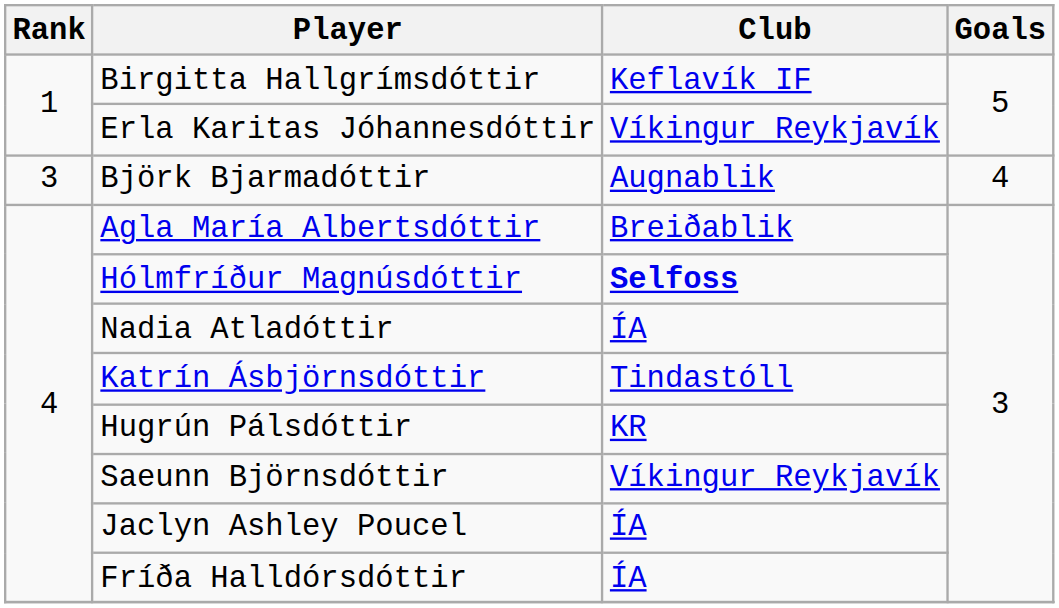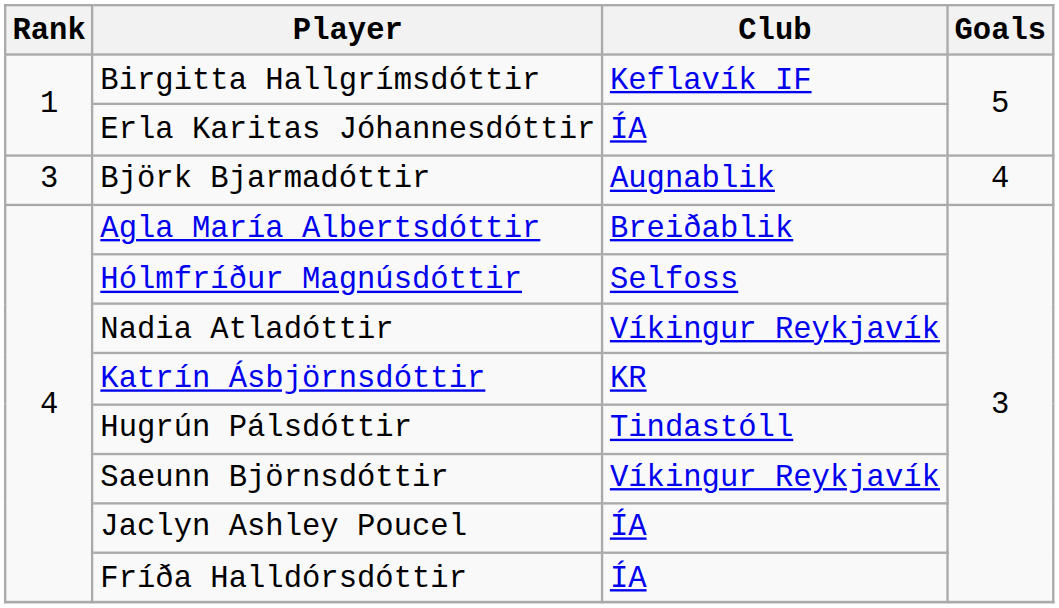(775, 130) Víkingur Reykjavík -> (628, 130) ÍA
(674, 279) bold -> (674, 279) normal
(628, 329) ÍA -> (775, 329) Víkingur Reykjavík
(702, 379) Tindastóll -> (628, 379) KR
(628, 428) KR -> (702, 428) Tindastóll
